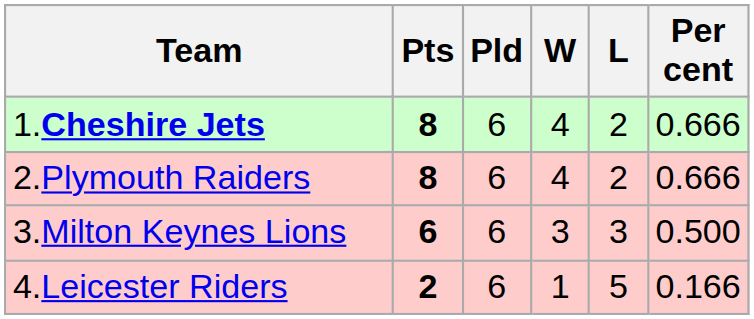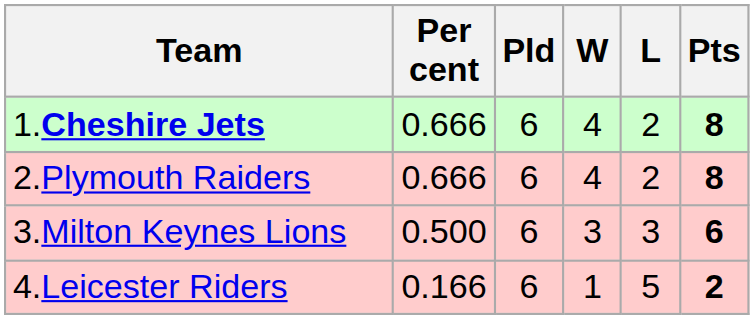columns swapped: (428, 50) <-> (698, 50)
